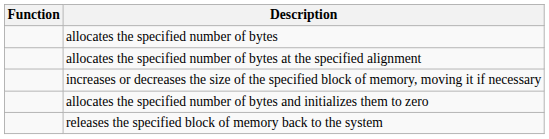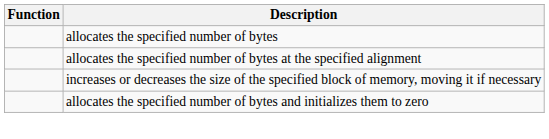- row: (224, 123)
